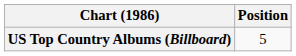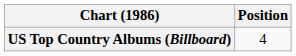(263, 39) 5 -> (263, 39) 4
